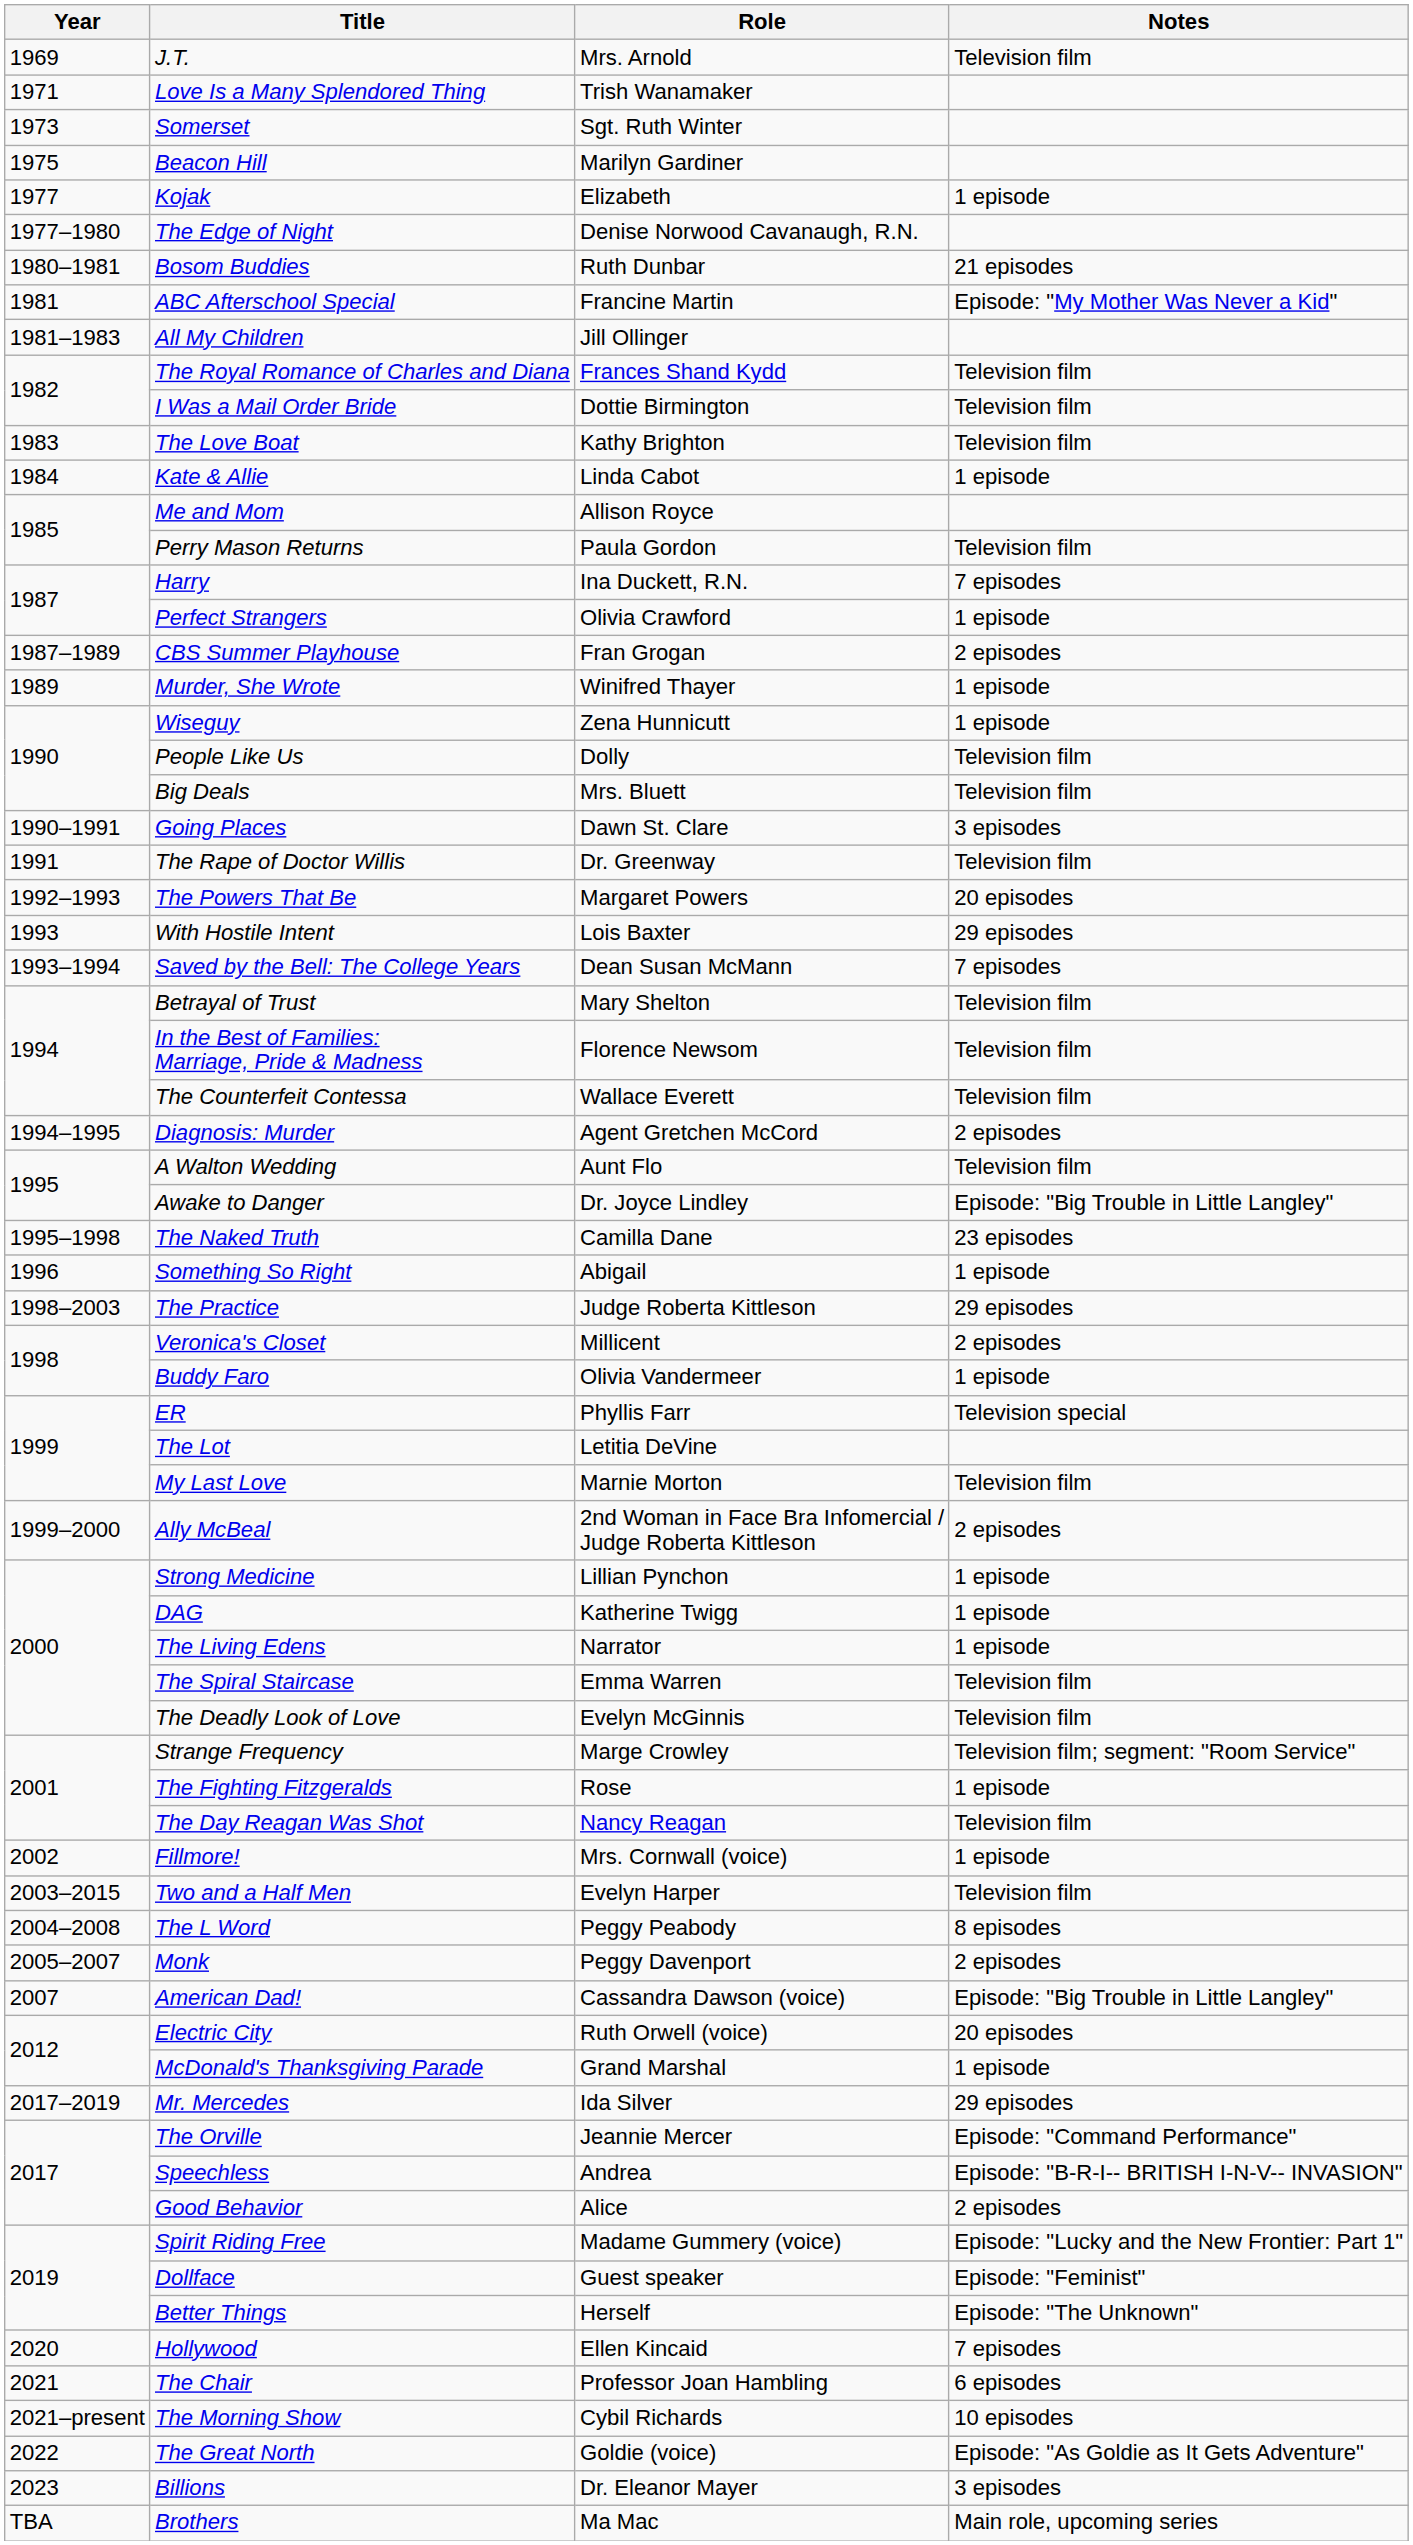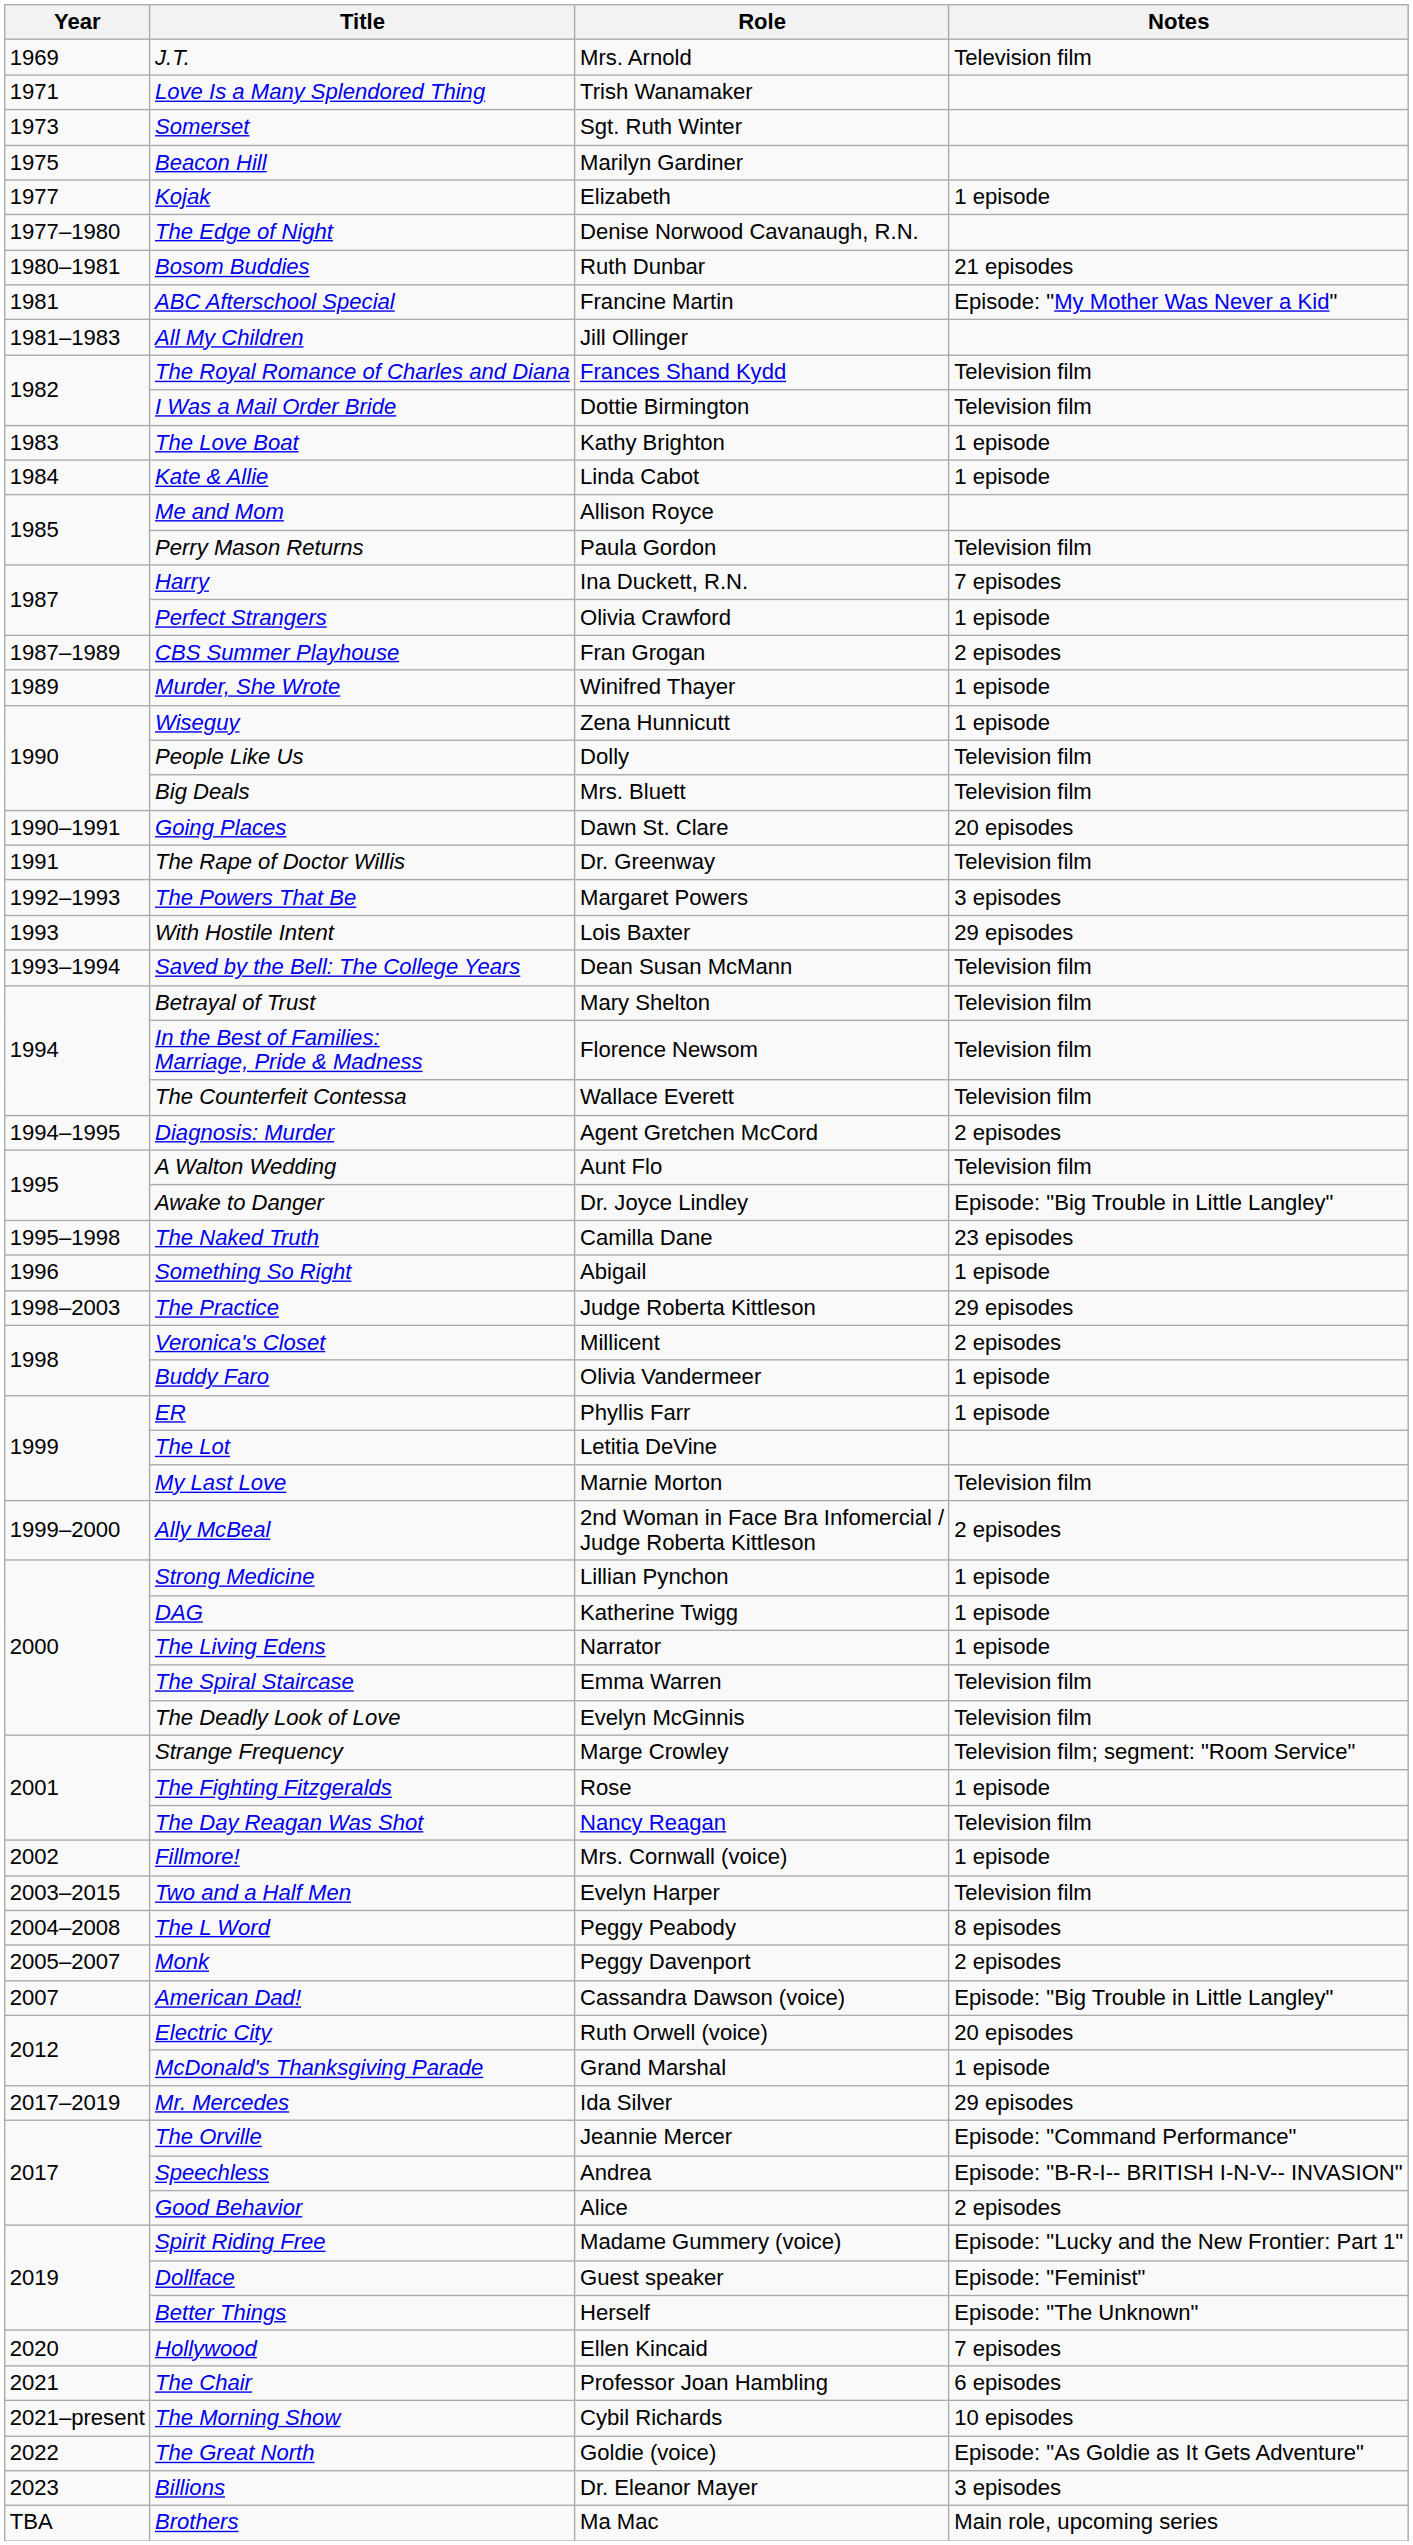(1023, 442) Television film -> (1002, 442) 1 episode
(1008, 827) 3 episodes -> (1014, 827) 20 episodes
(1014, 897) 20 episodes -> (1008, 897) 3 episodes
(1008, 967) 7 episodes -> (1023, 967) Television film
(1040, 1412) Television special -> (1002, 1412) 1 episode
